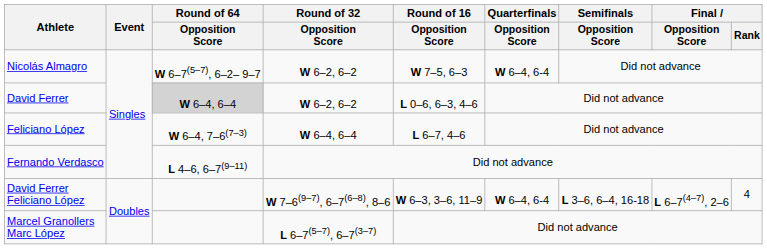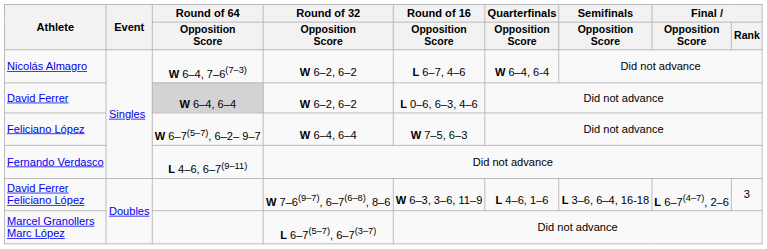(208, 73) W 6–7(5–7), 6–2– 9–7 -> (208, 73) W 6–4, 7–6(7–3)
(439, 73) W 7–5, 6–3 -> (439, 73) L 6–7, 4–6
(208, 136) W 6–4, 7–6(7–3) -> (208, 136) W 6–7(5–7), 6–2– 9–7
(439, 136) L 6–7, 4–6 -> (439, 136) W 7–5, 6–3
(522, 201) W 6–4, 6-4 -> (522, 201) L 4–6, 1–6
(747, 195) 4 -> (747, 195) 3
